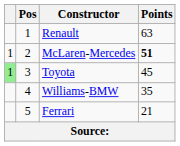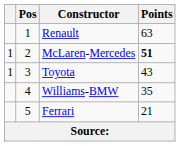(10, 72) lightgreen background -> (10, 72) no background
(147, 72) 45 -> (147, 72) 43
